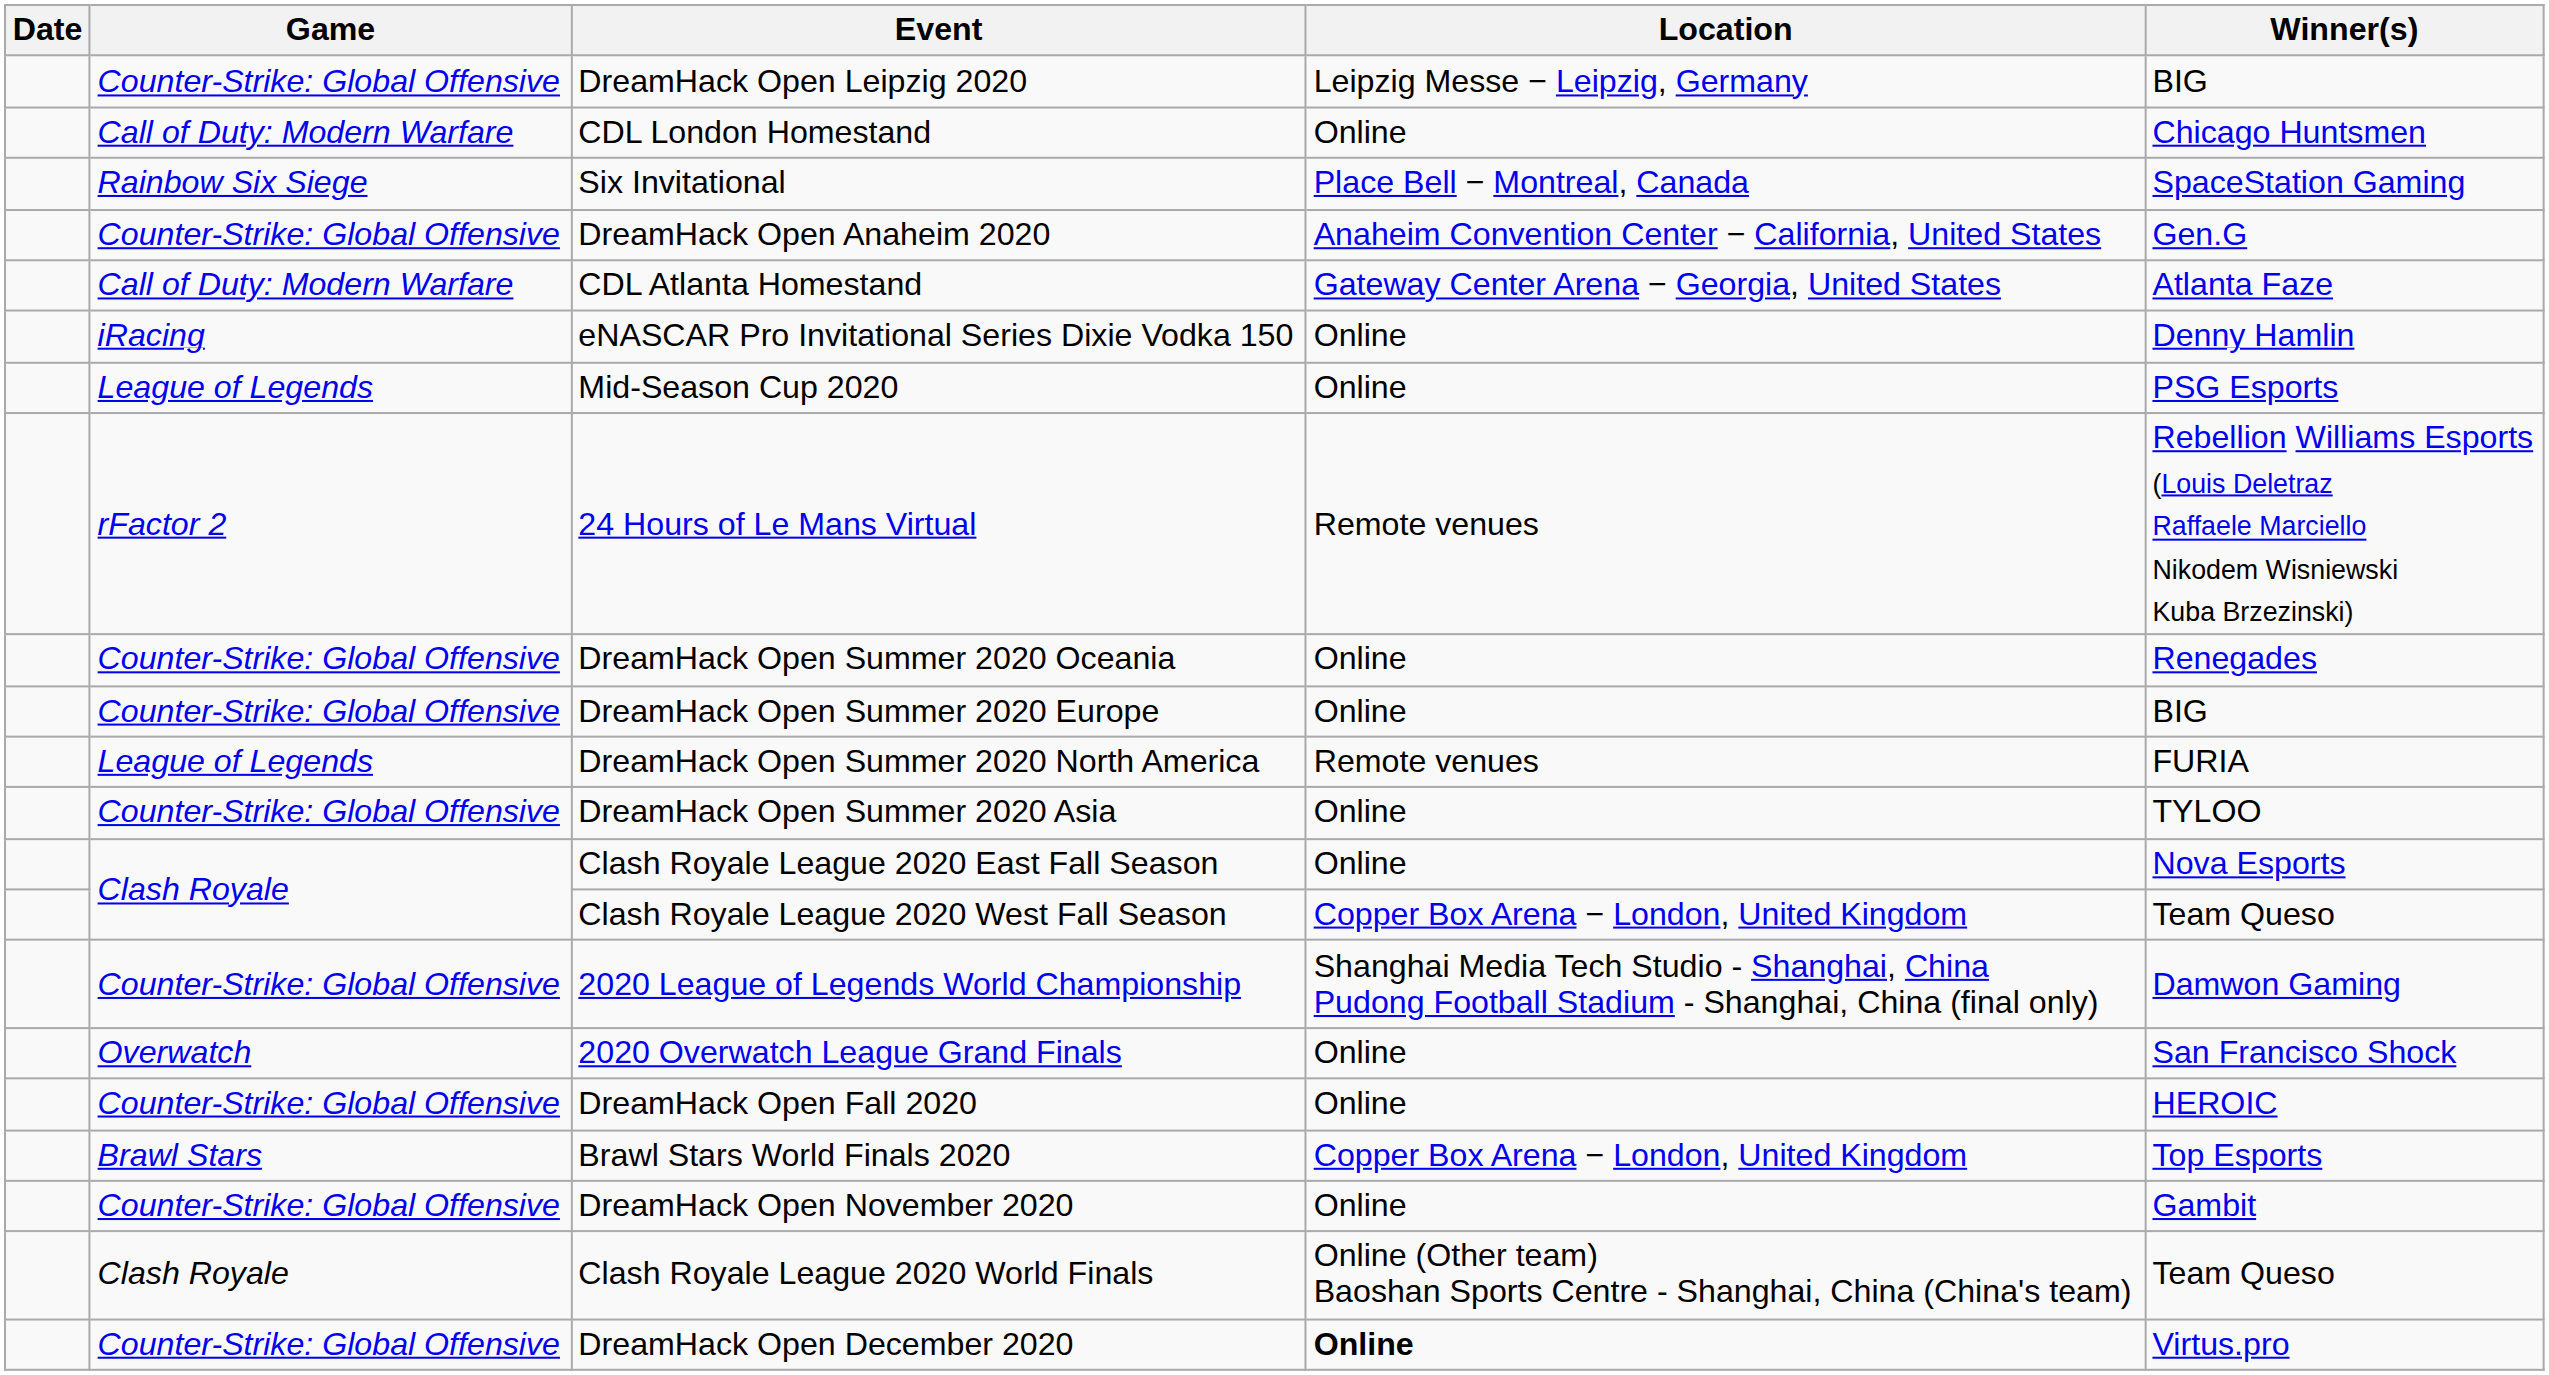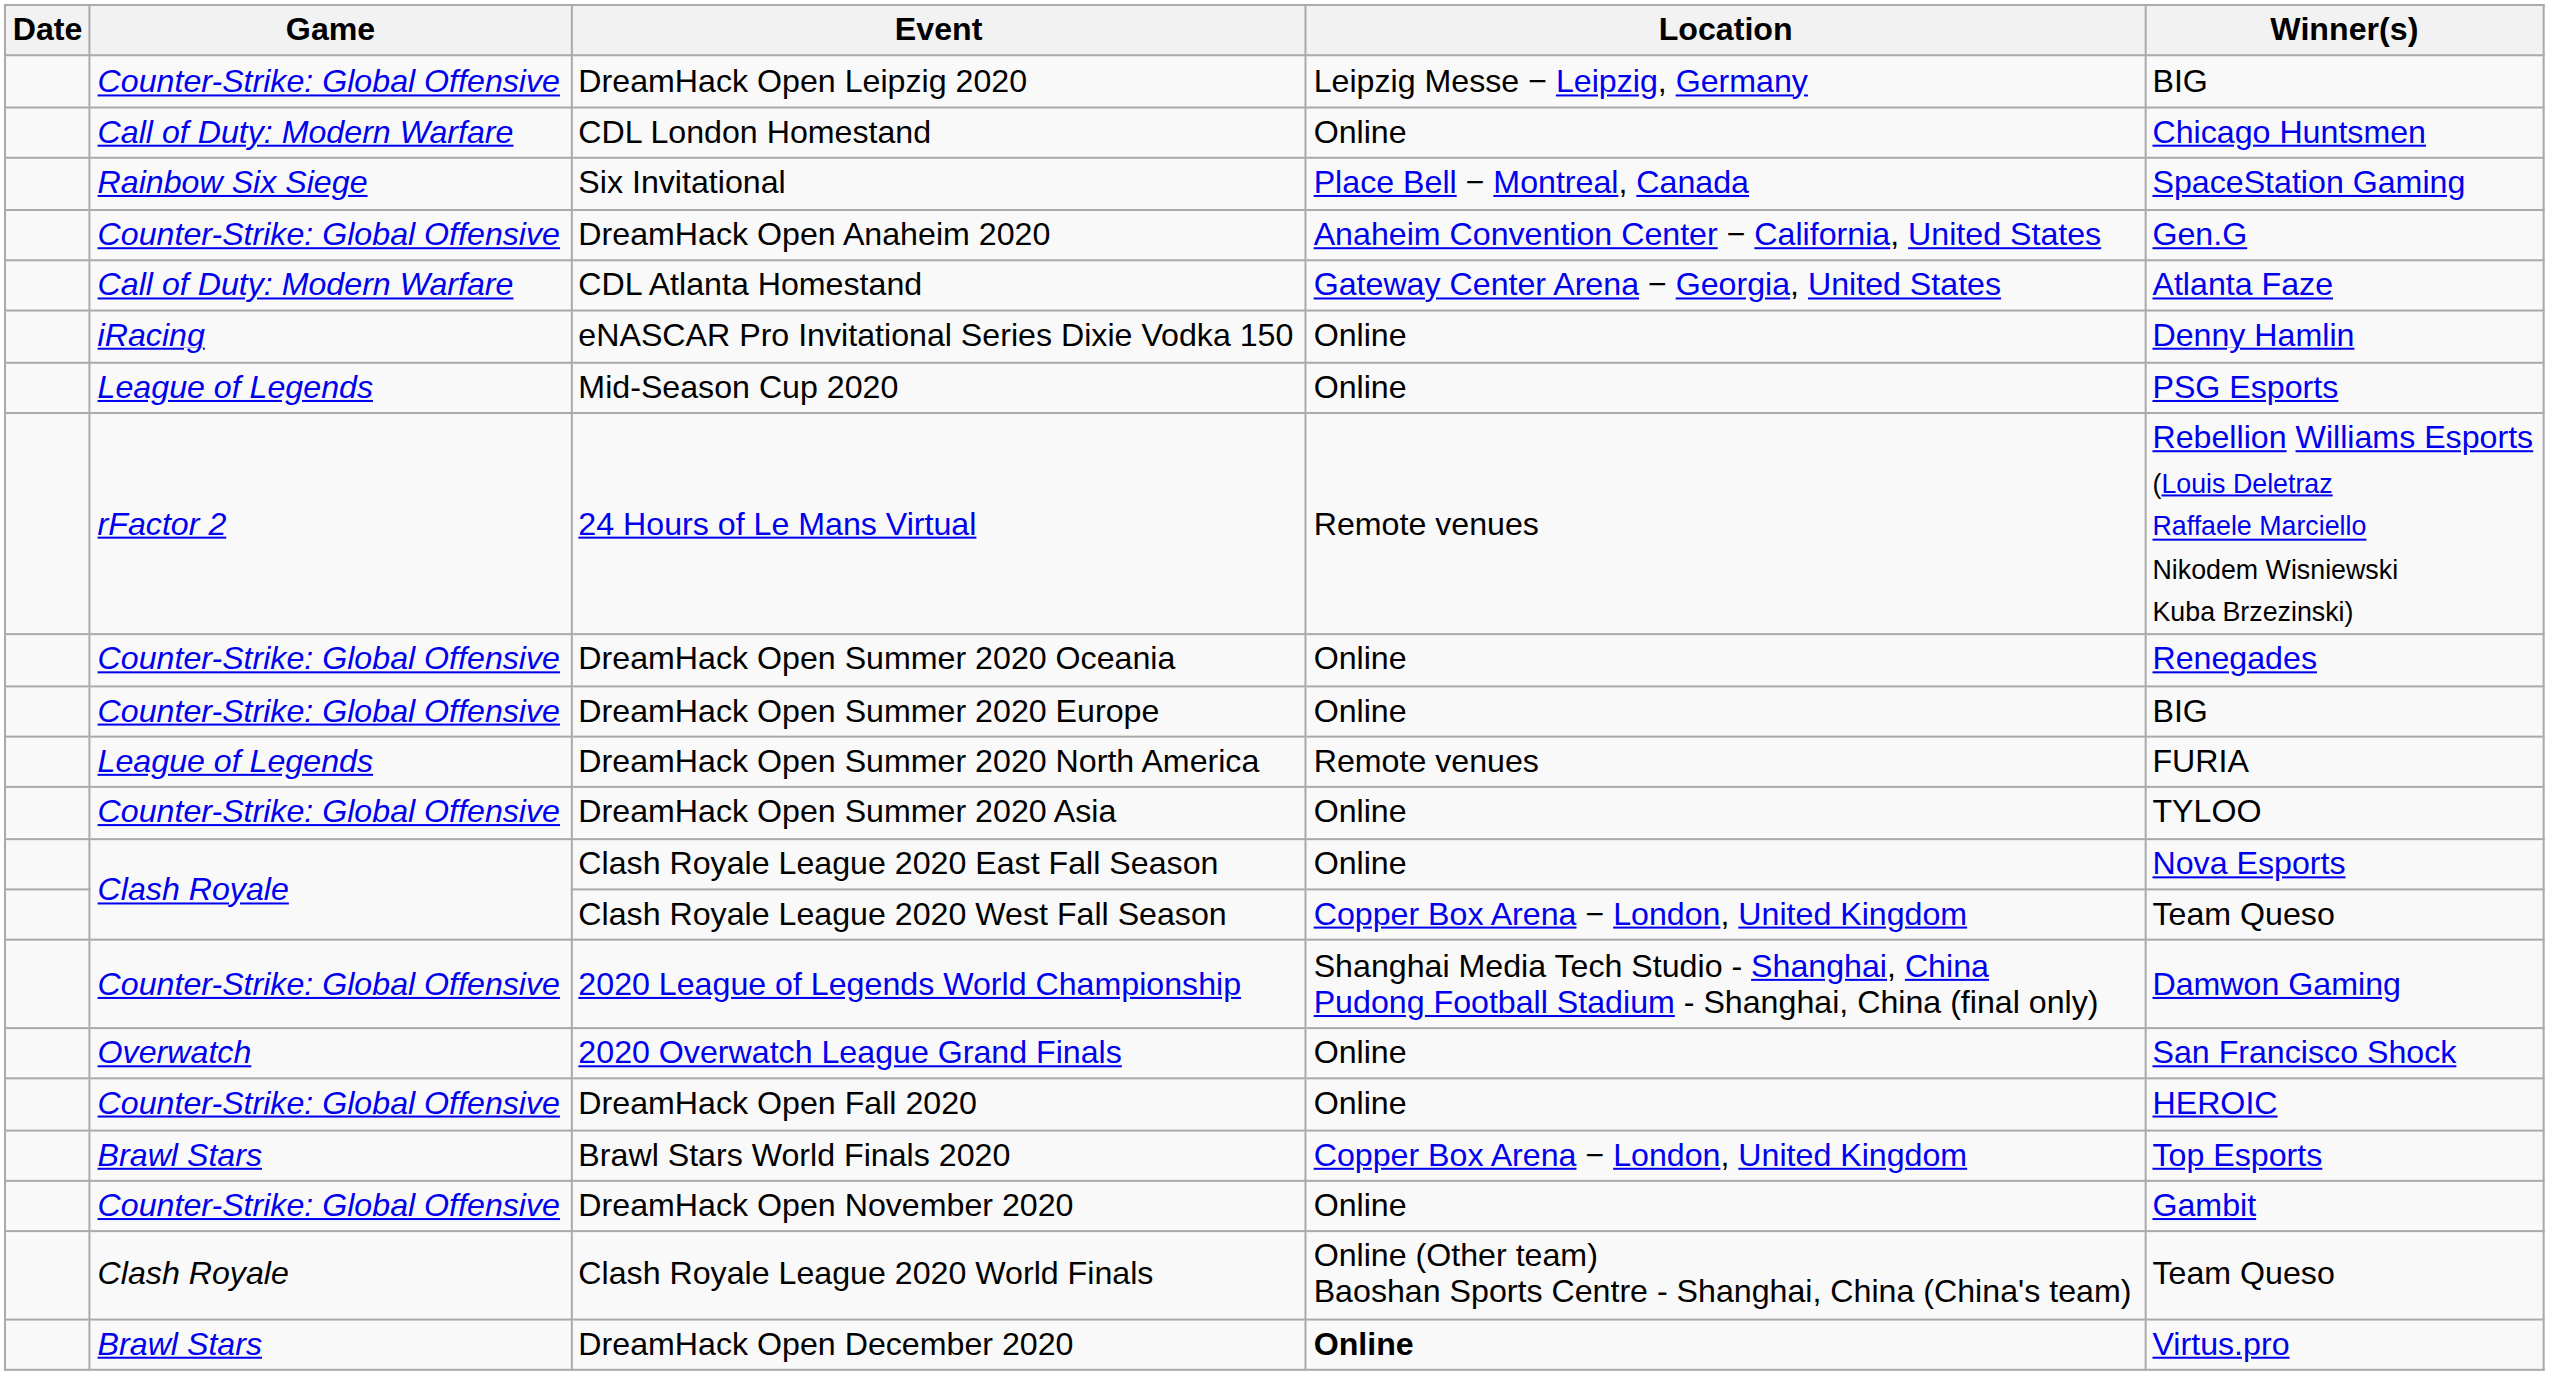(329, 1343) Counter-Strike: Global Offensive -> (180, 1343) Brawl Stars
